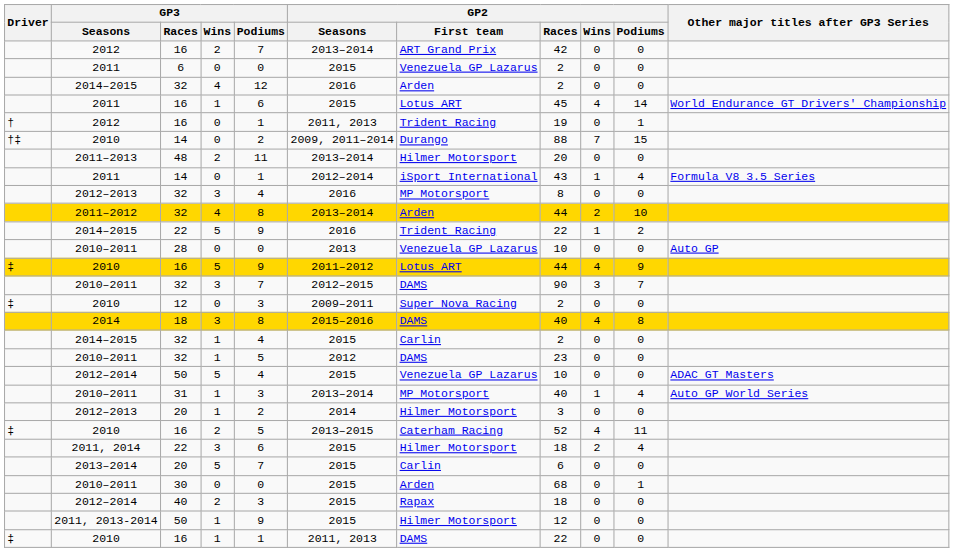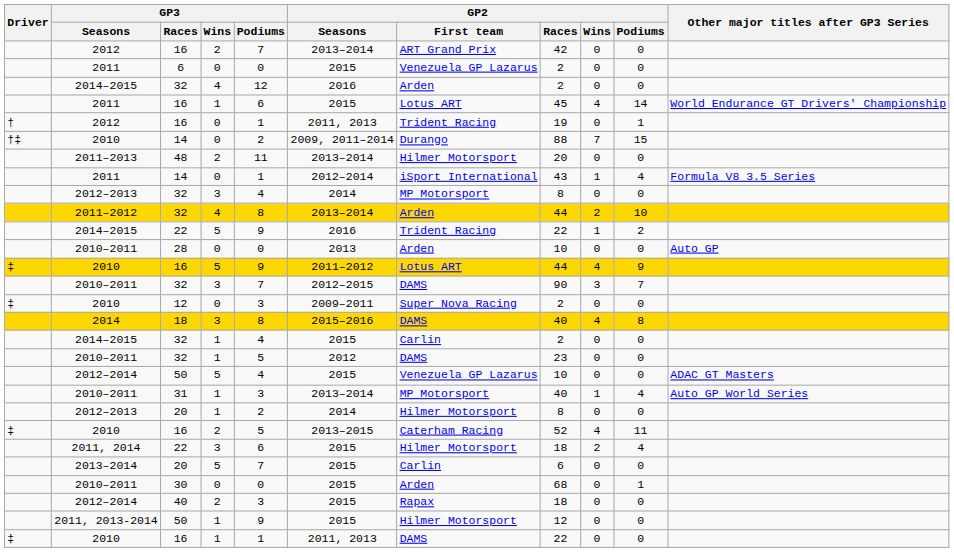(342, 195) 2016 -> (342, 195) 2014
(469, 249) Venezuela GP Lazarus -> (417, 249) Arden
(560, 412) 3 -> (560, 412) 8
